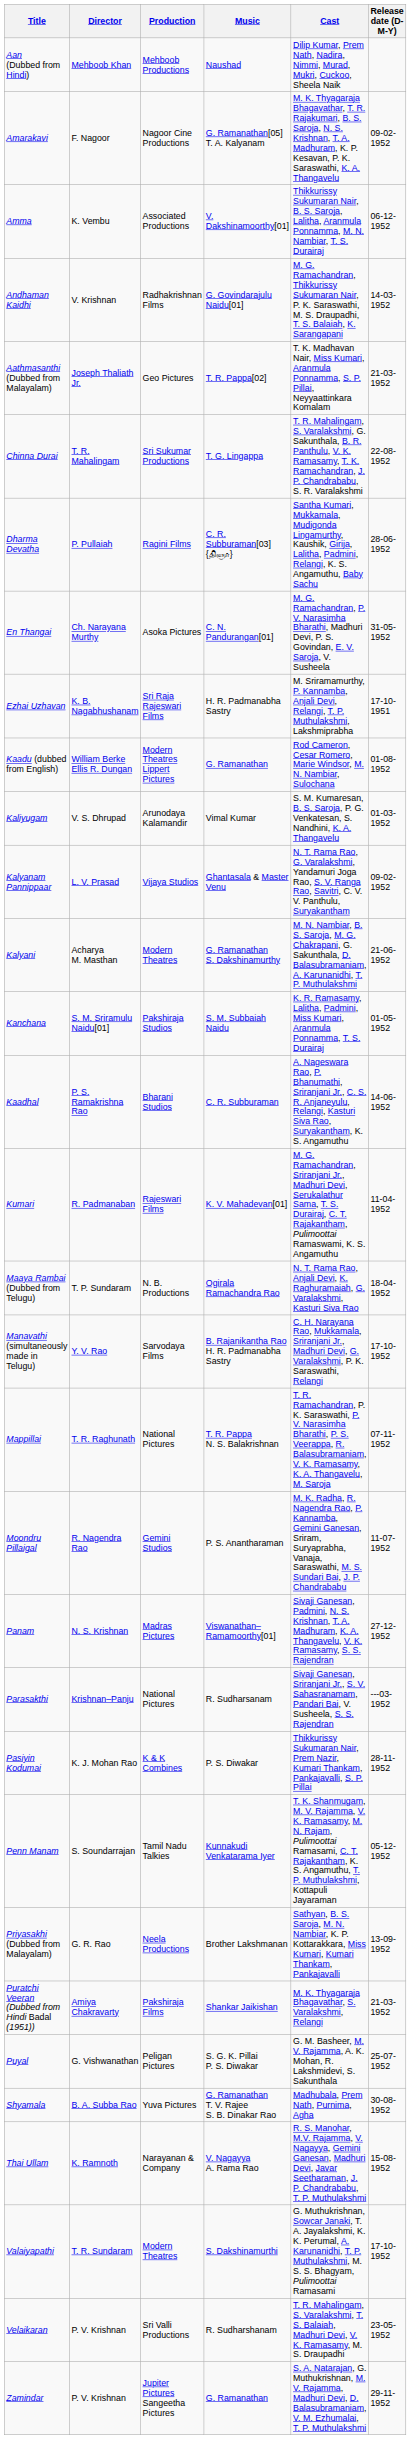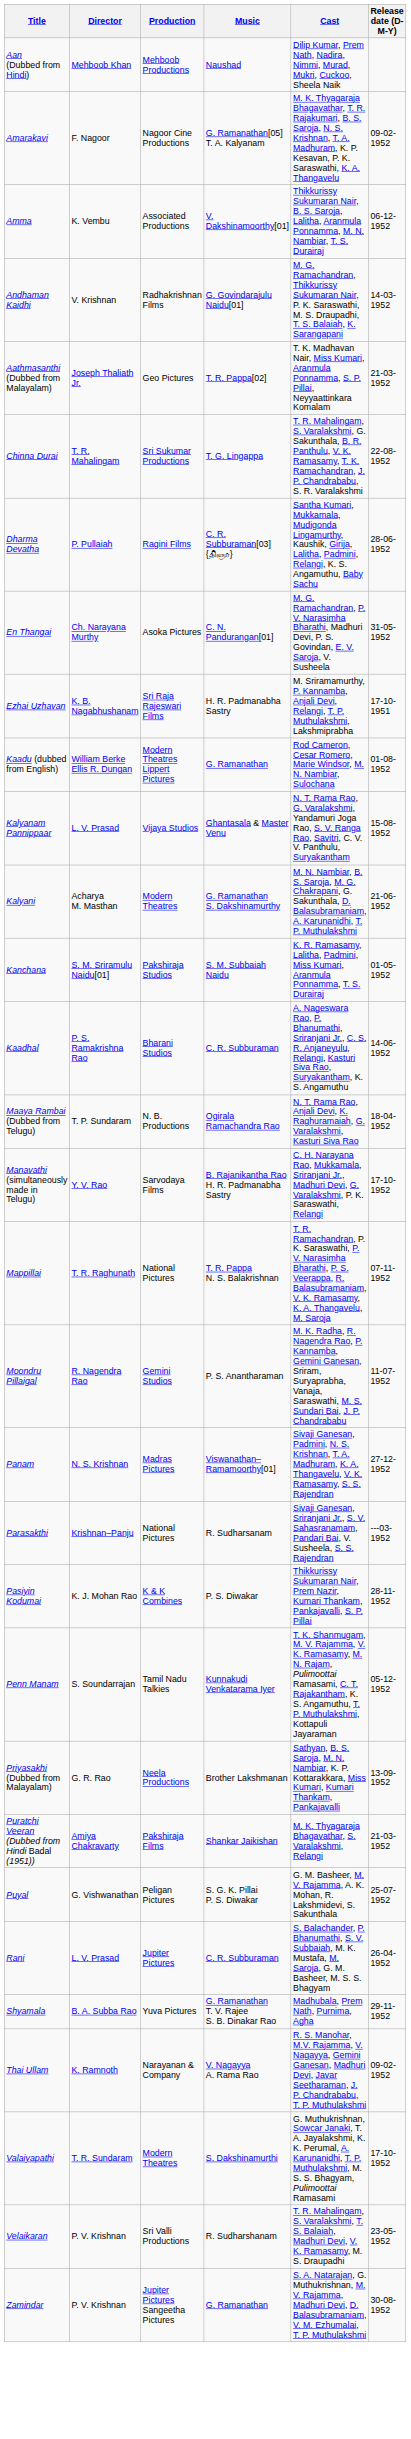- row: (27, 818)
(383, 881) 09-02-1952 -> (383, 828) 15-08-1952
- row: (20, 1204)
+ row: (15, 1958)
(383, 2105) 30-08-1952 -> (383, 2011) 29-11-1952
(383, 2163) 15-08-1952 -> (383, 2070) 09-02-1952
(383, 2398) 29-11-1952 -> (383, 2305) 30-08-1952
